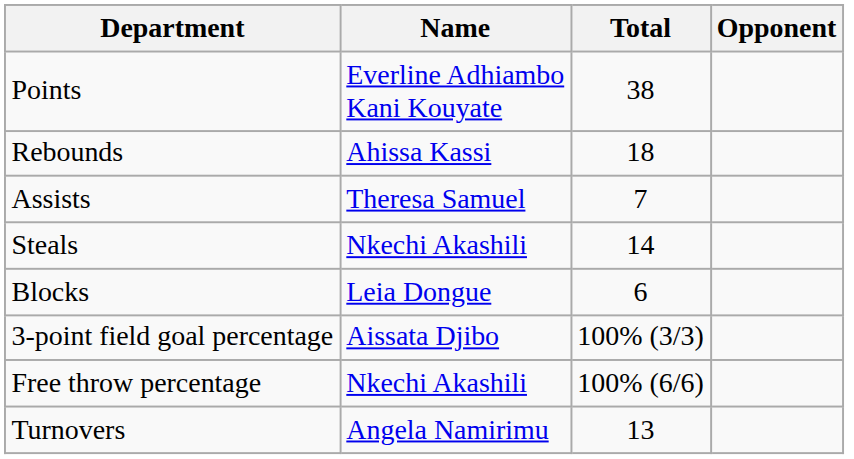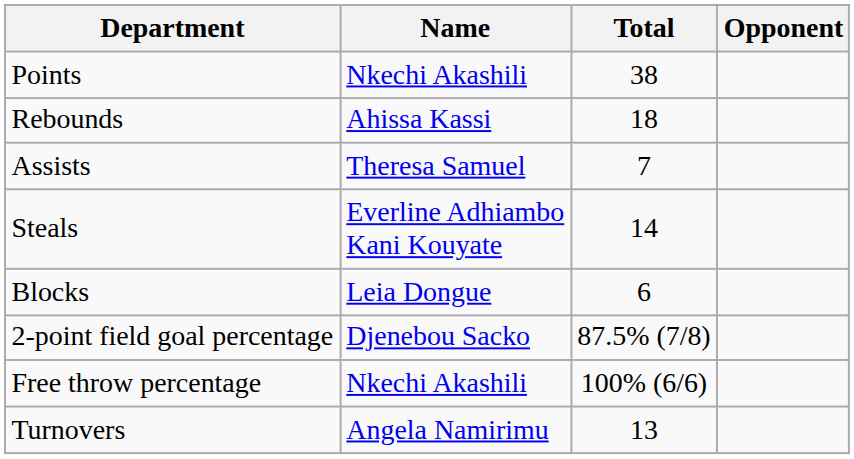(455, 90) Everline Adhiambo Kani Kouyate -> (437, 74) Nkechi Akashili
(437, 245) Nkechi Akashili -> (455, 228) Everline Adhiambo Kani Kouyate
+ row: (172, 337)
- row: (172, 337)
